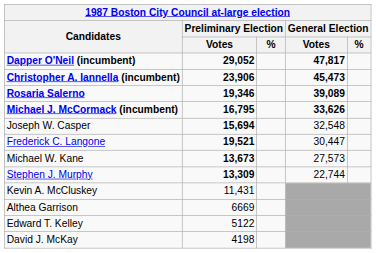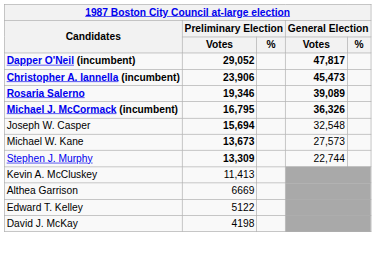(329, 110) 33,626 -> (329, 110) 36,326
- row: (56, 142)
(239, 191) 11,431 -> (239, 175) 11,413
